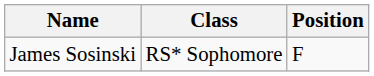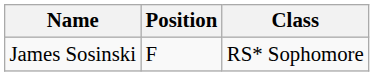columns swapped: (328, 20) <-> (214, 20)
